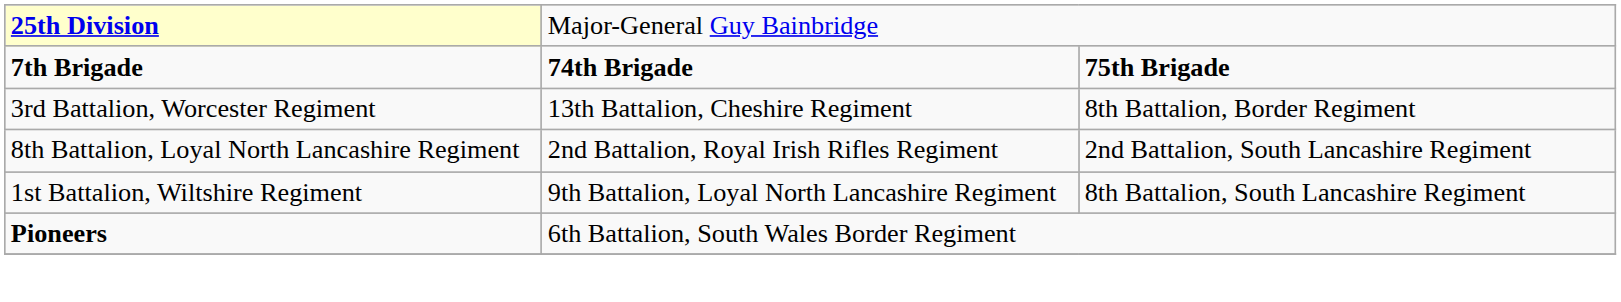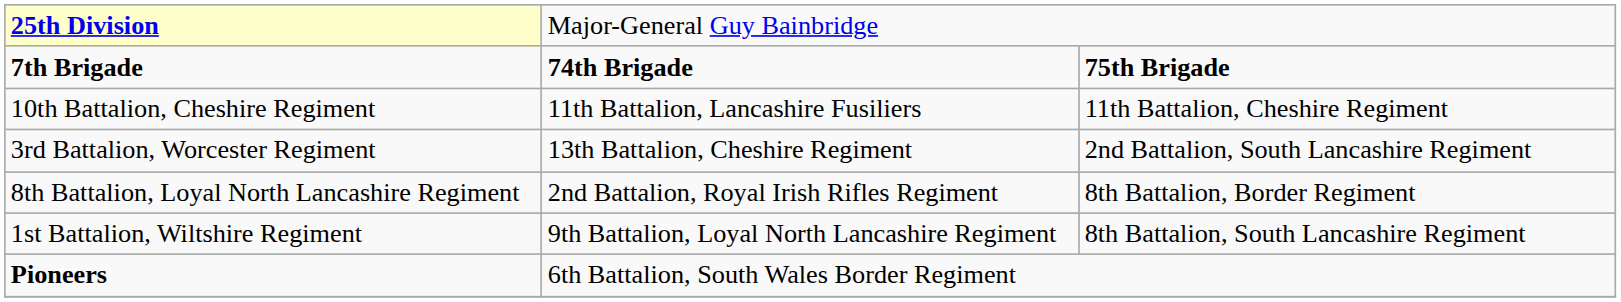+ row: (193, 108)
(1250, 108) 8th Battalion, Border Regiment -> (1308, 150) 2nd Battalion, South Lancashire Regiment
(1308, 150) 2nd Battalion, South Lancashire Regiment -> (1250, 191) 8th Battalion, Border Regiment
